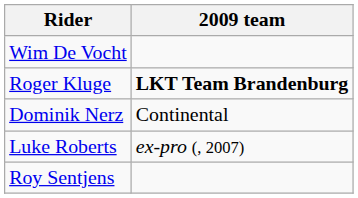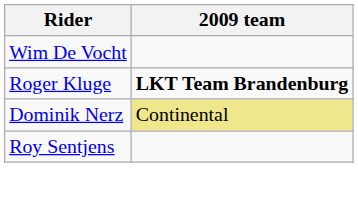(182, 114) no background -> (182, 114) khaki background
- row: (63, 146)
